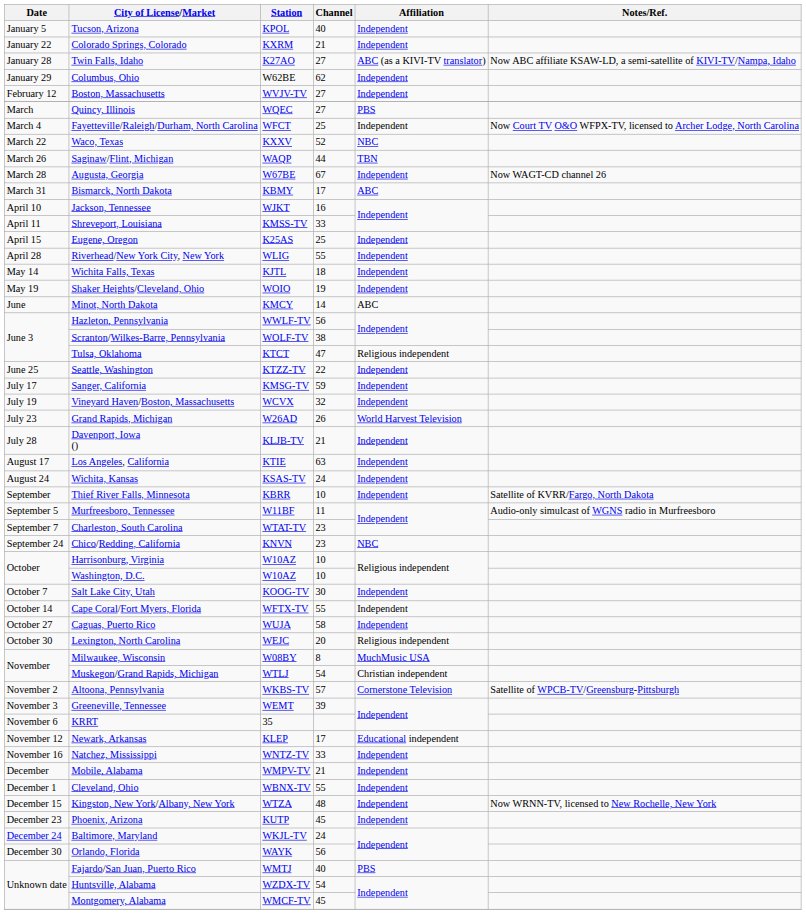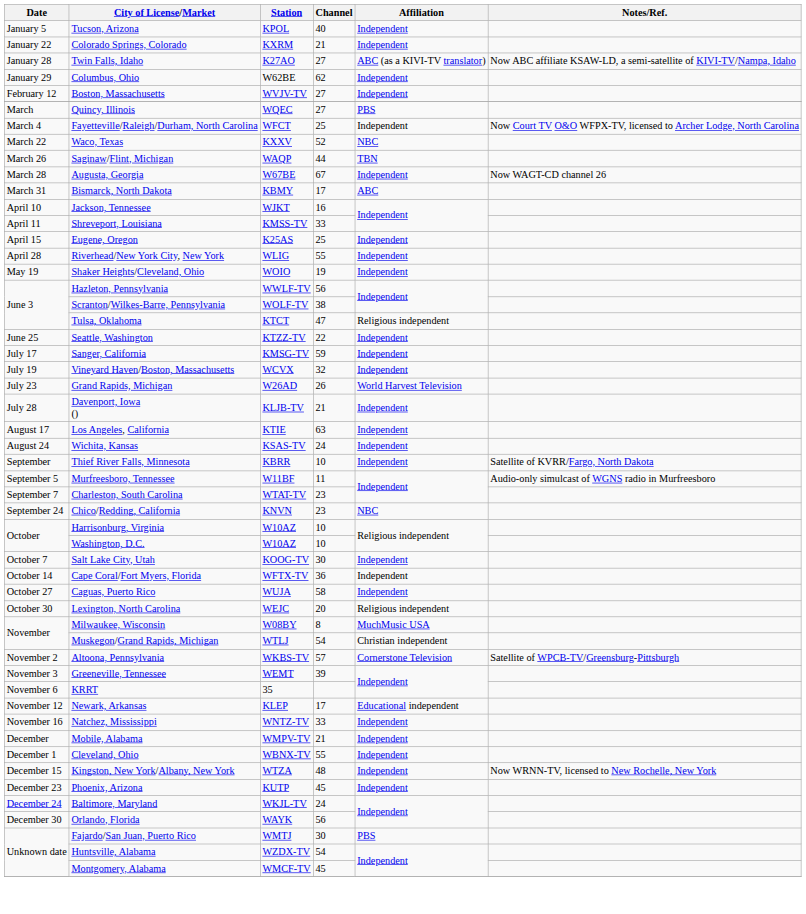- row: (113, 272)
- row: (114, 304)
(321, 608) 55 -> (321, 576) 36
(321, 868) 40 -> (321, 836) 30
